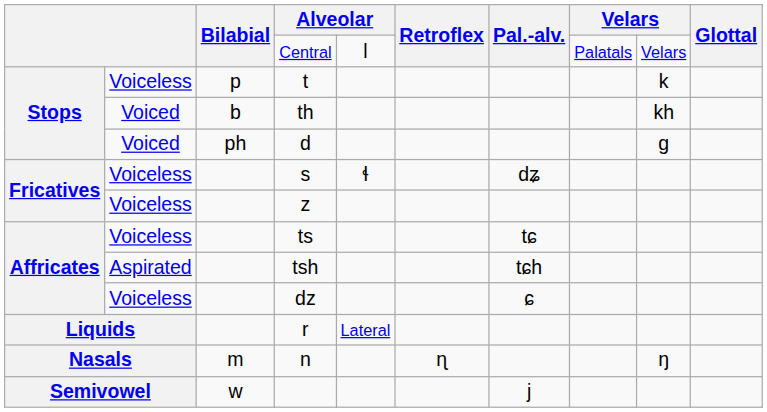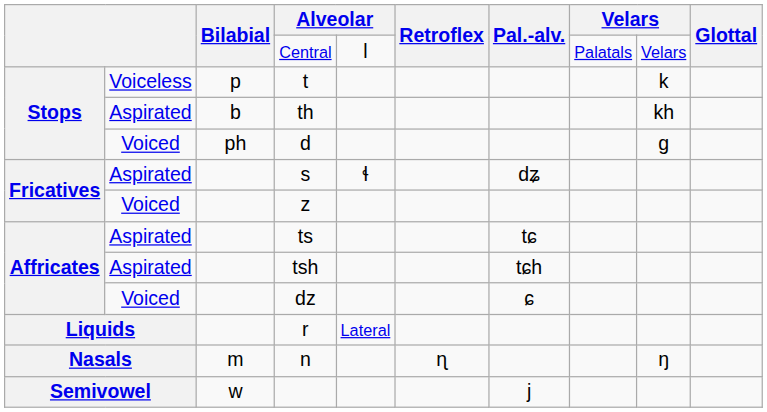(150, 112) Voiced -> (150, 112) Aspirated
(150, 174) Voiceless -> (150, 174) Aspirated
(150, 205) Voiceless -> (150, 205) Voiced
(150, 236) Voiceless -> (150, 236) Aspirated
(150, 298) Voiceless -> (150, 298) Voiced
